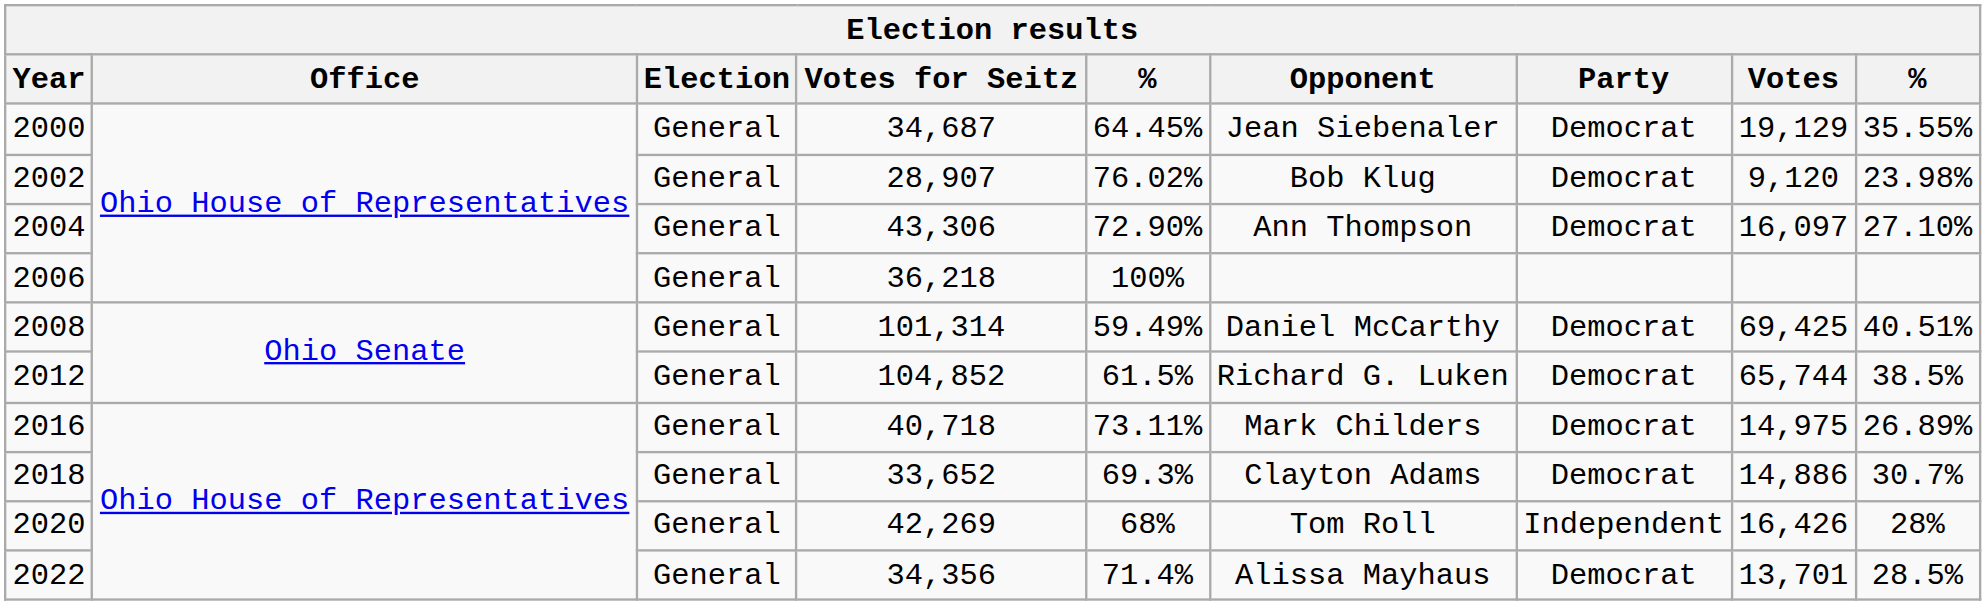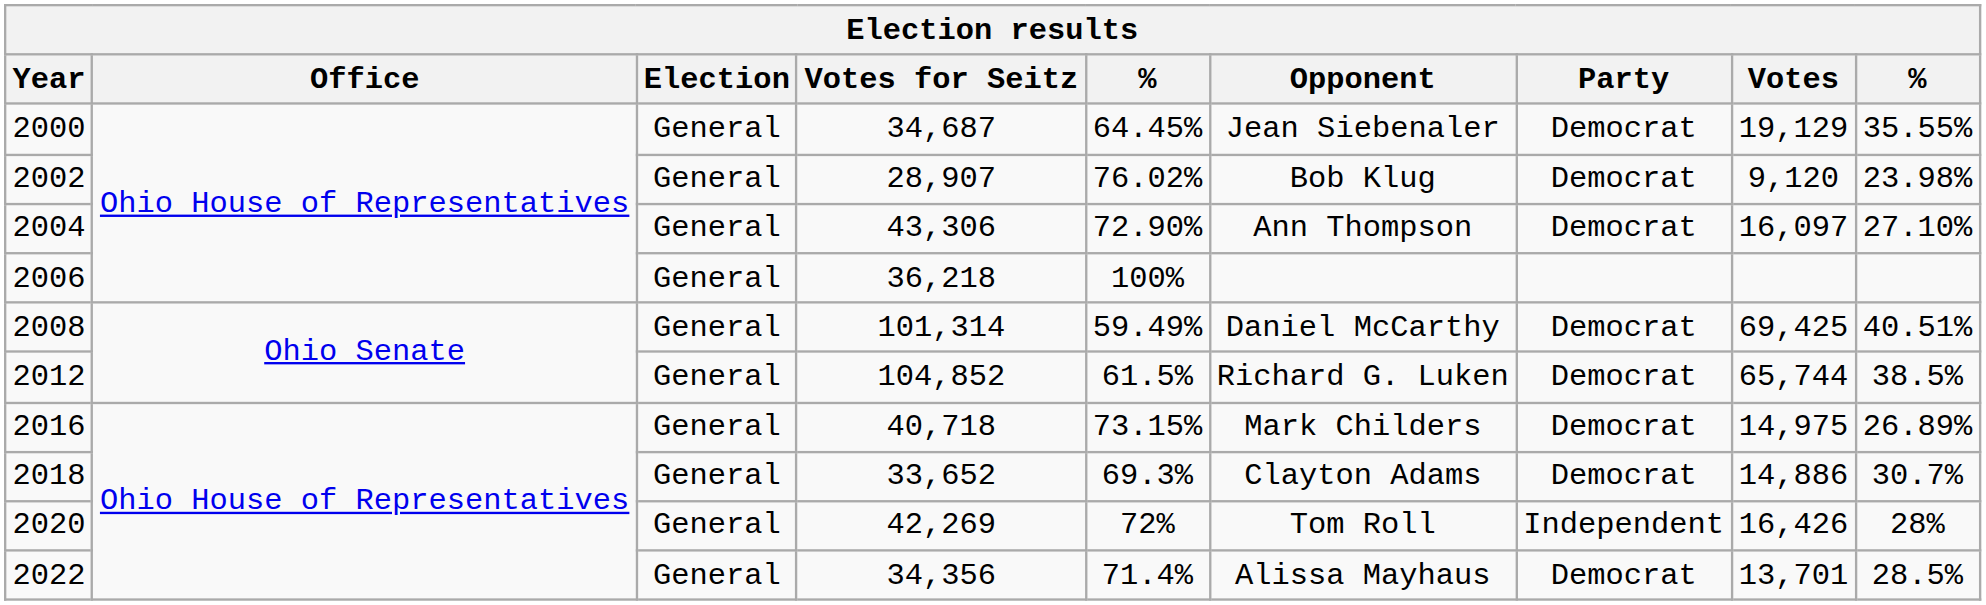(1147, 427) 73.11% -> (1147, 427) 73.15%
(1147, 526) 68% -> (1147, 526) 72%
